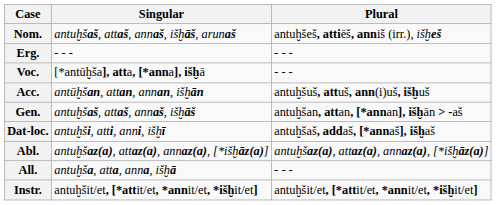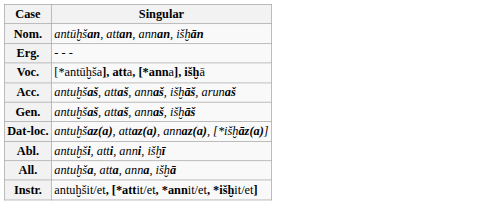- column: (381, 14)
(145, 33) antuḫšaš, attaš, annaš, išḫāš, arunaš -> (129, 33) antūḫšan, attan, annan, išḫān
(129, 92) antūḫšan, attan, annan, išḫān -> (145, 92) antuḫšaš, attaš, annaš, išḫāš, arunaš
(110, 131) antuḫši, atti, anni, išḫī -> (161, 131) antuḫšaz(a), attaz(a), annaz(a), [*išḫāz(a)]
(161, 151) antuḫšaz(a), attaz(a), annaz(a), [*išḫāz(a)] -> (110, 151) antuḫši, atti, anni, išḫī
